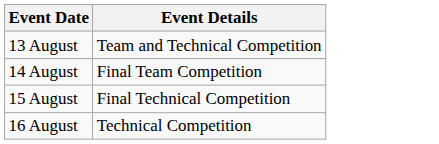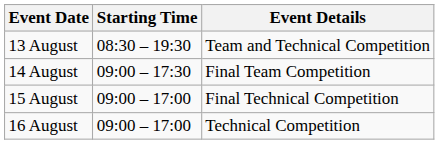+ column: (147, 17)
